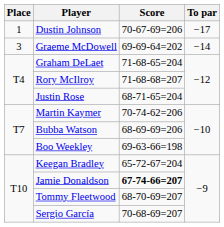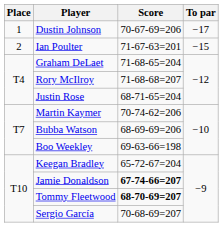+ row: (59, 46)
- row: (76, 46)
(152, 197) normal -> (151, 197) bold
